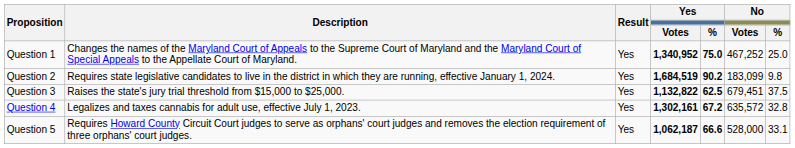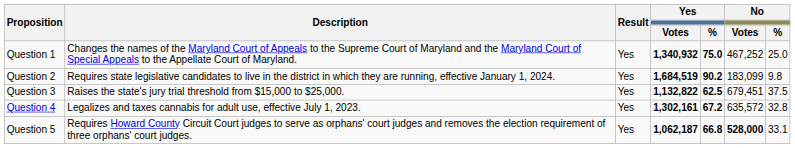(676, 54) 1,340,952 -> (676, 54) 1,340,932
(712, 130) 66.6 -> (712, 130) 66.8
(745, 130) normal -> (745, 130) bold
